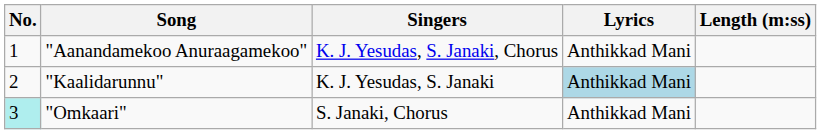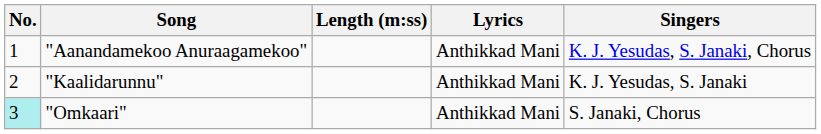columns swapped: (437, 20) <-> (755, 20)
(629, 82) lightblue background -> (498, 82) no background
